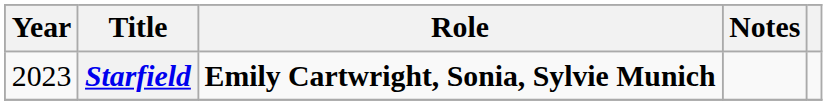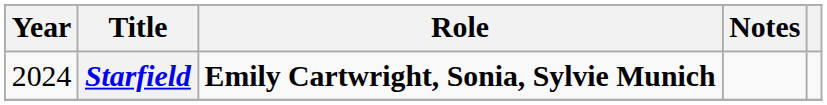(42, 75) 2023 -> (42, 75) 2024
